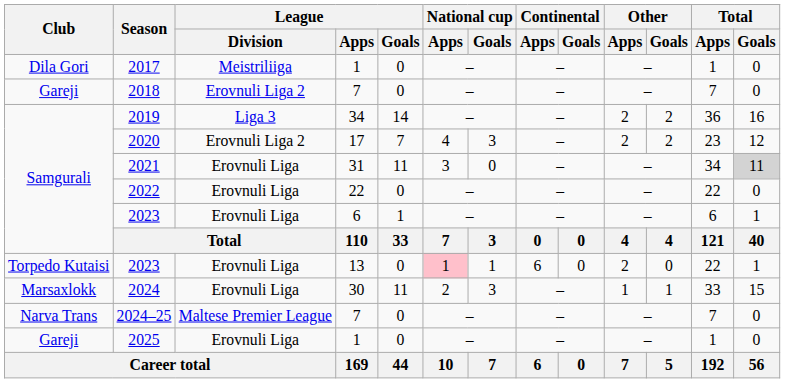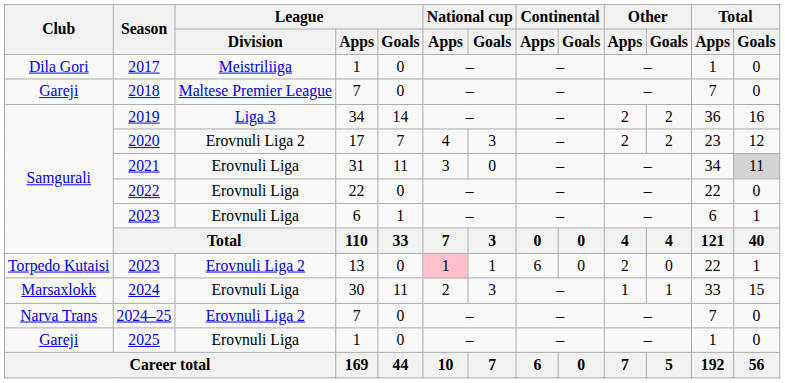(255, 91) Erovnuli Liga 2 -> (255, 91) Maltese Premier League
(255, 265) Erovnuli Liga -> (255, 265) Erovnuli Liga 2
(255, 315) Maltese Premier League -> (255, 315) Erovnuli Liga 2
